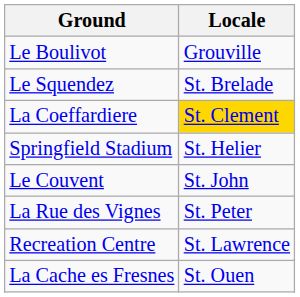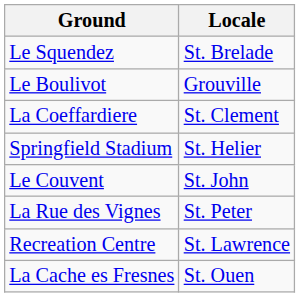rows swapped: (58, 52) <-> (62, 84)
(231, 116) gold background -> (231, 116) no background
